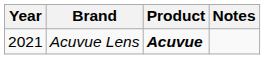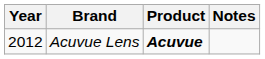(25, 41) 2021 -> (25, 41) 2012
